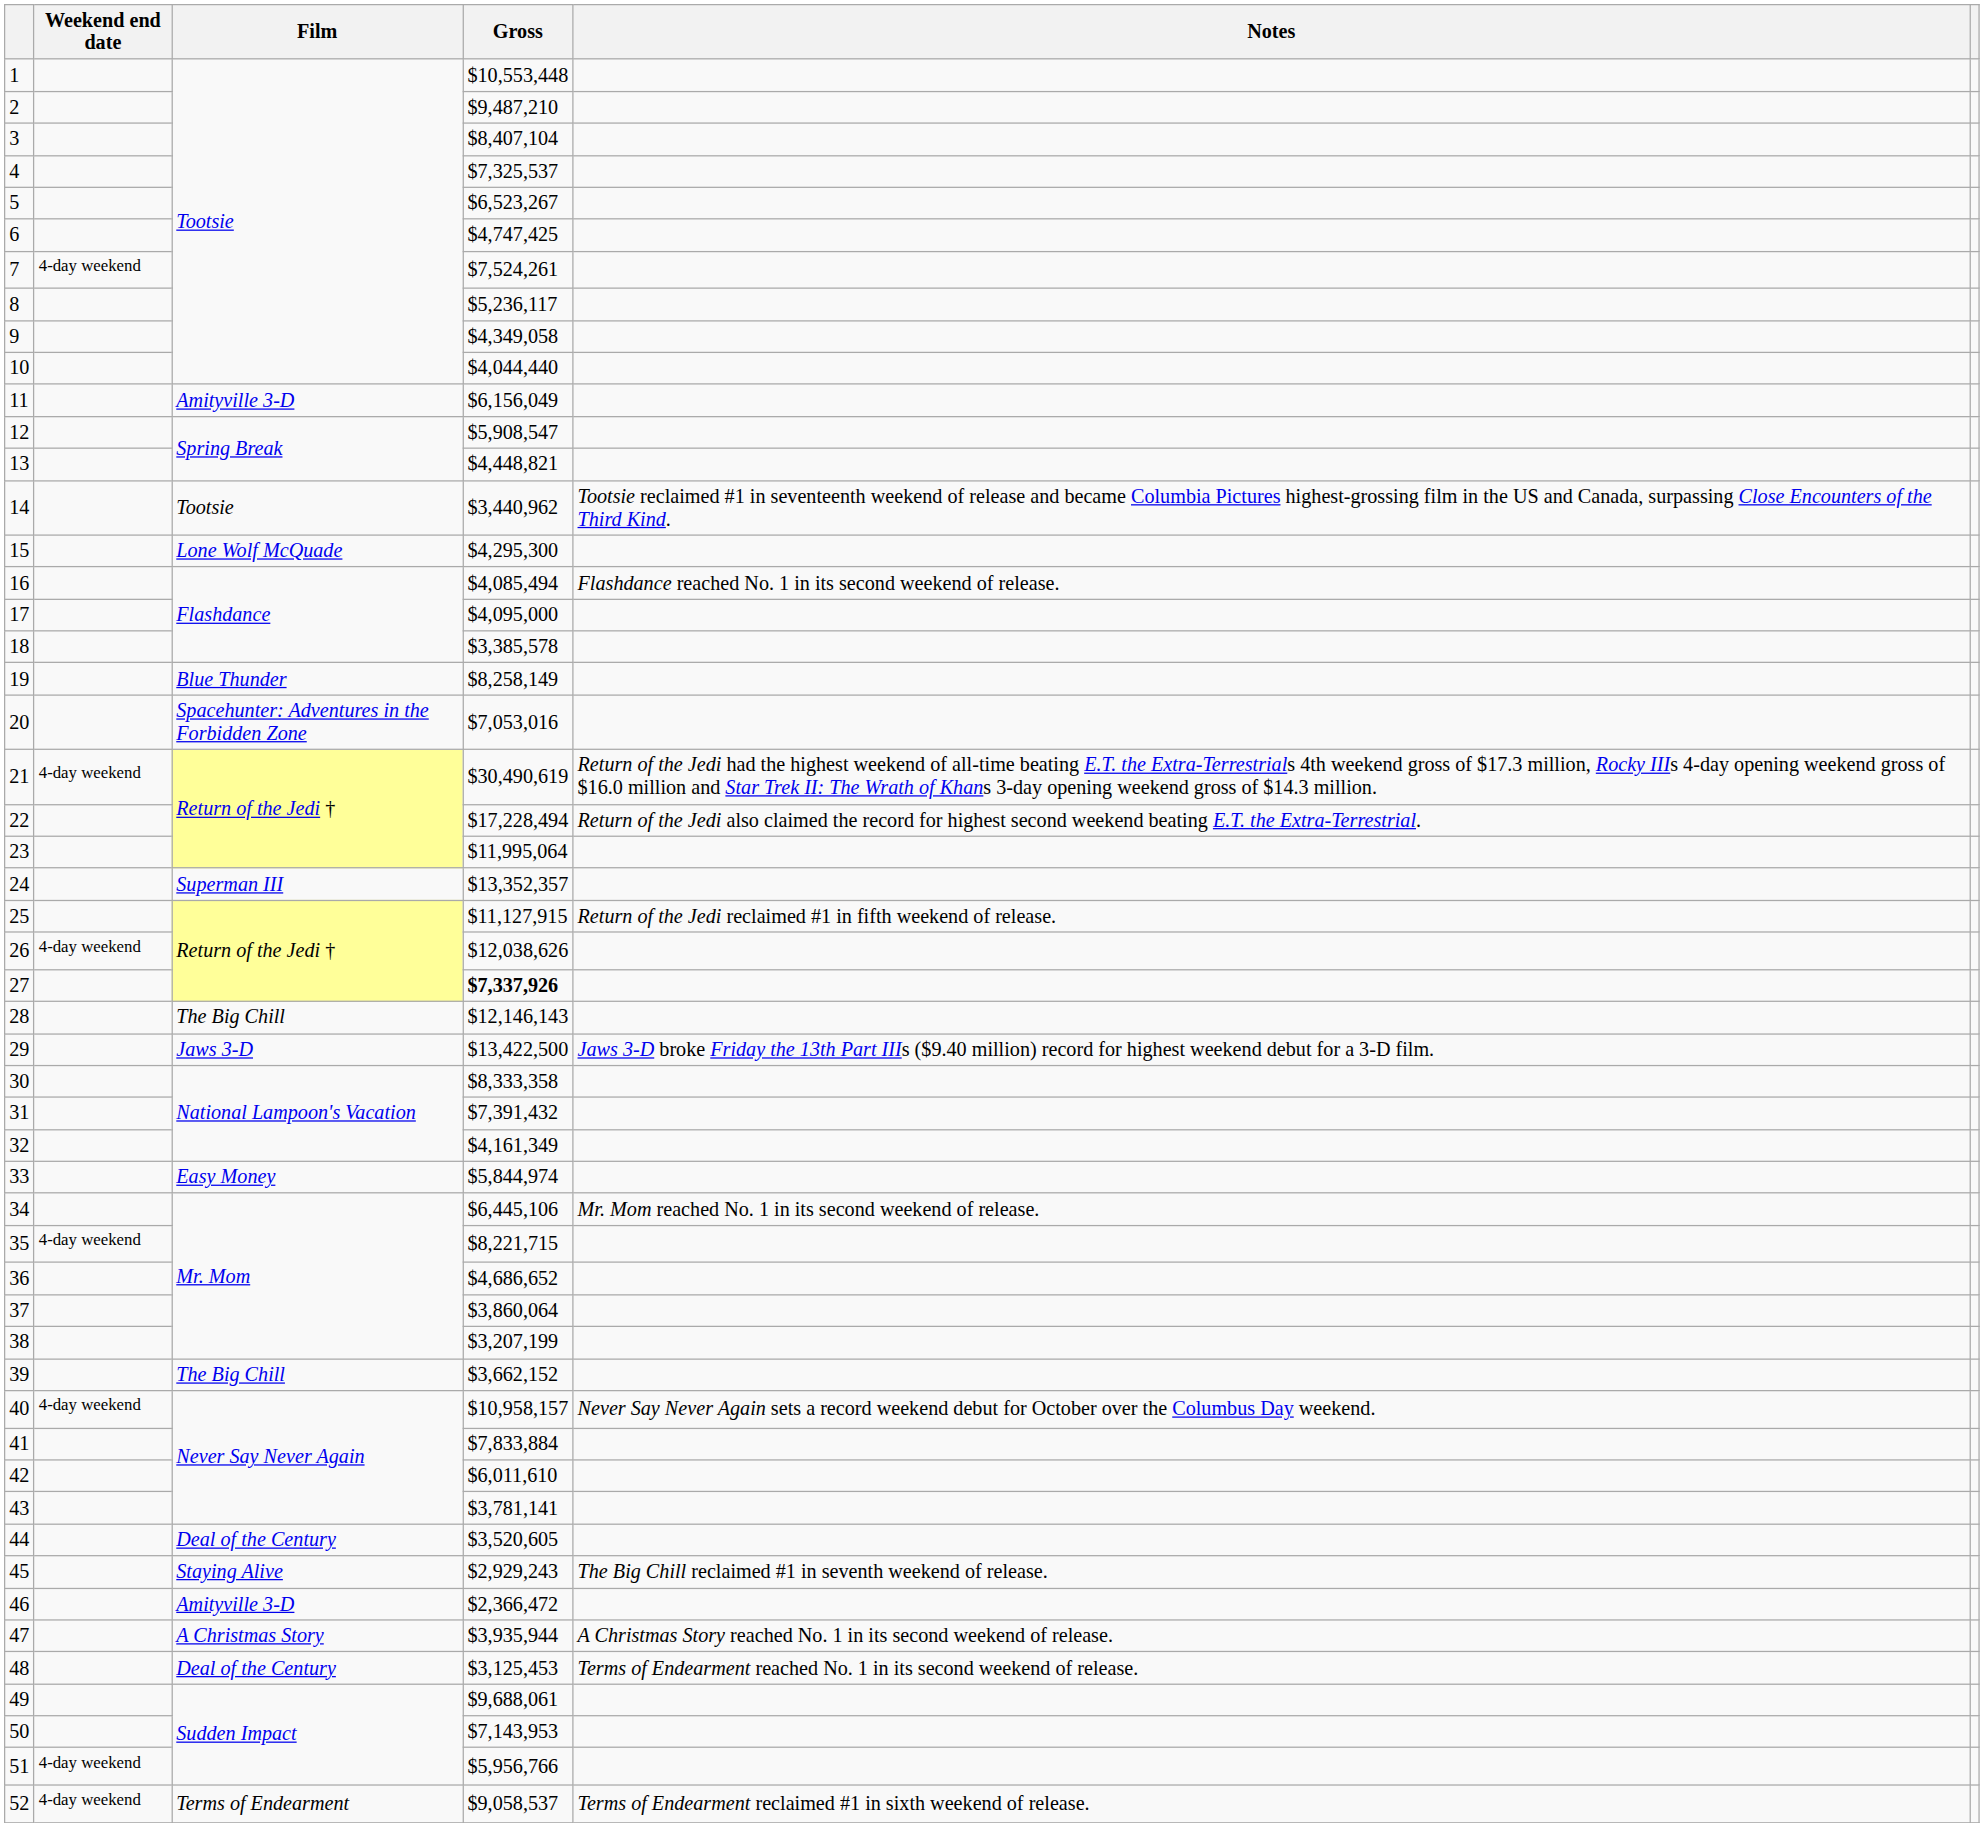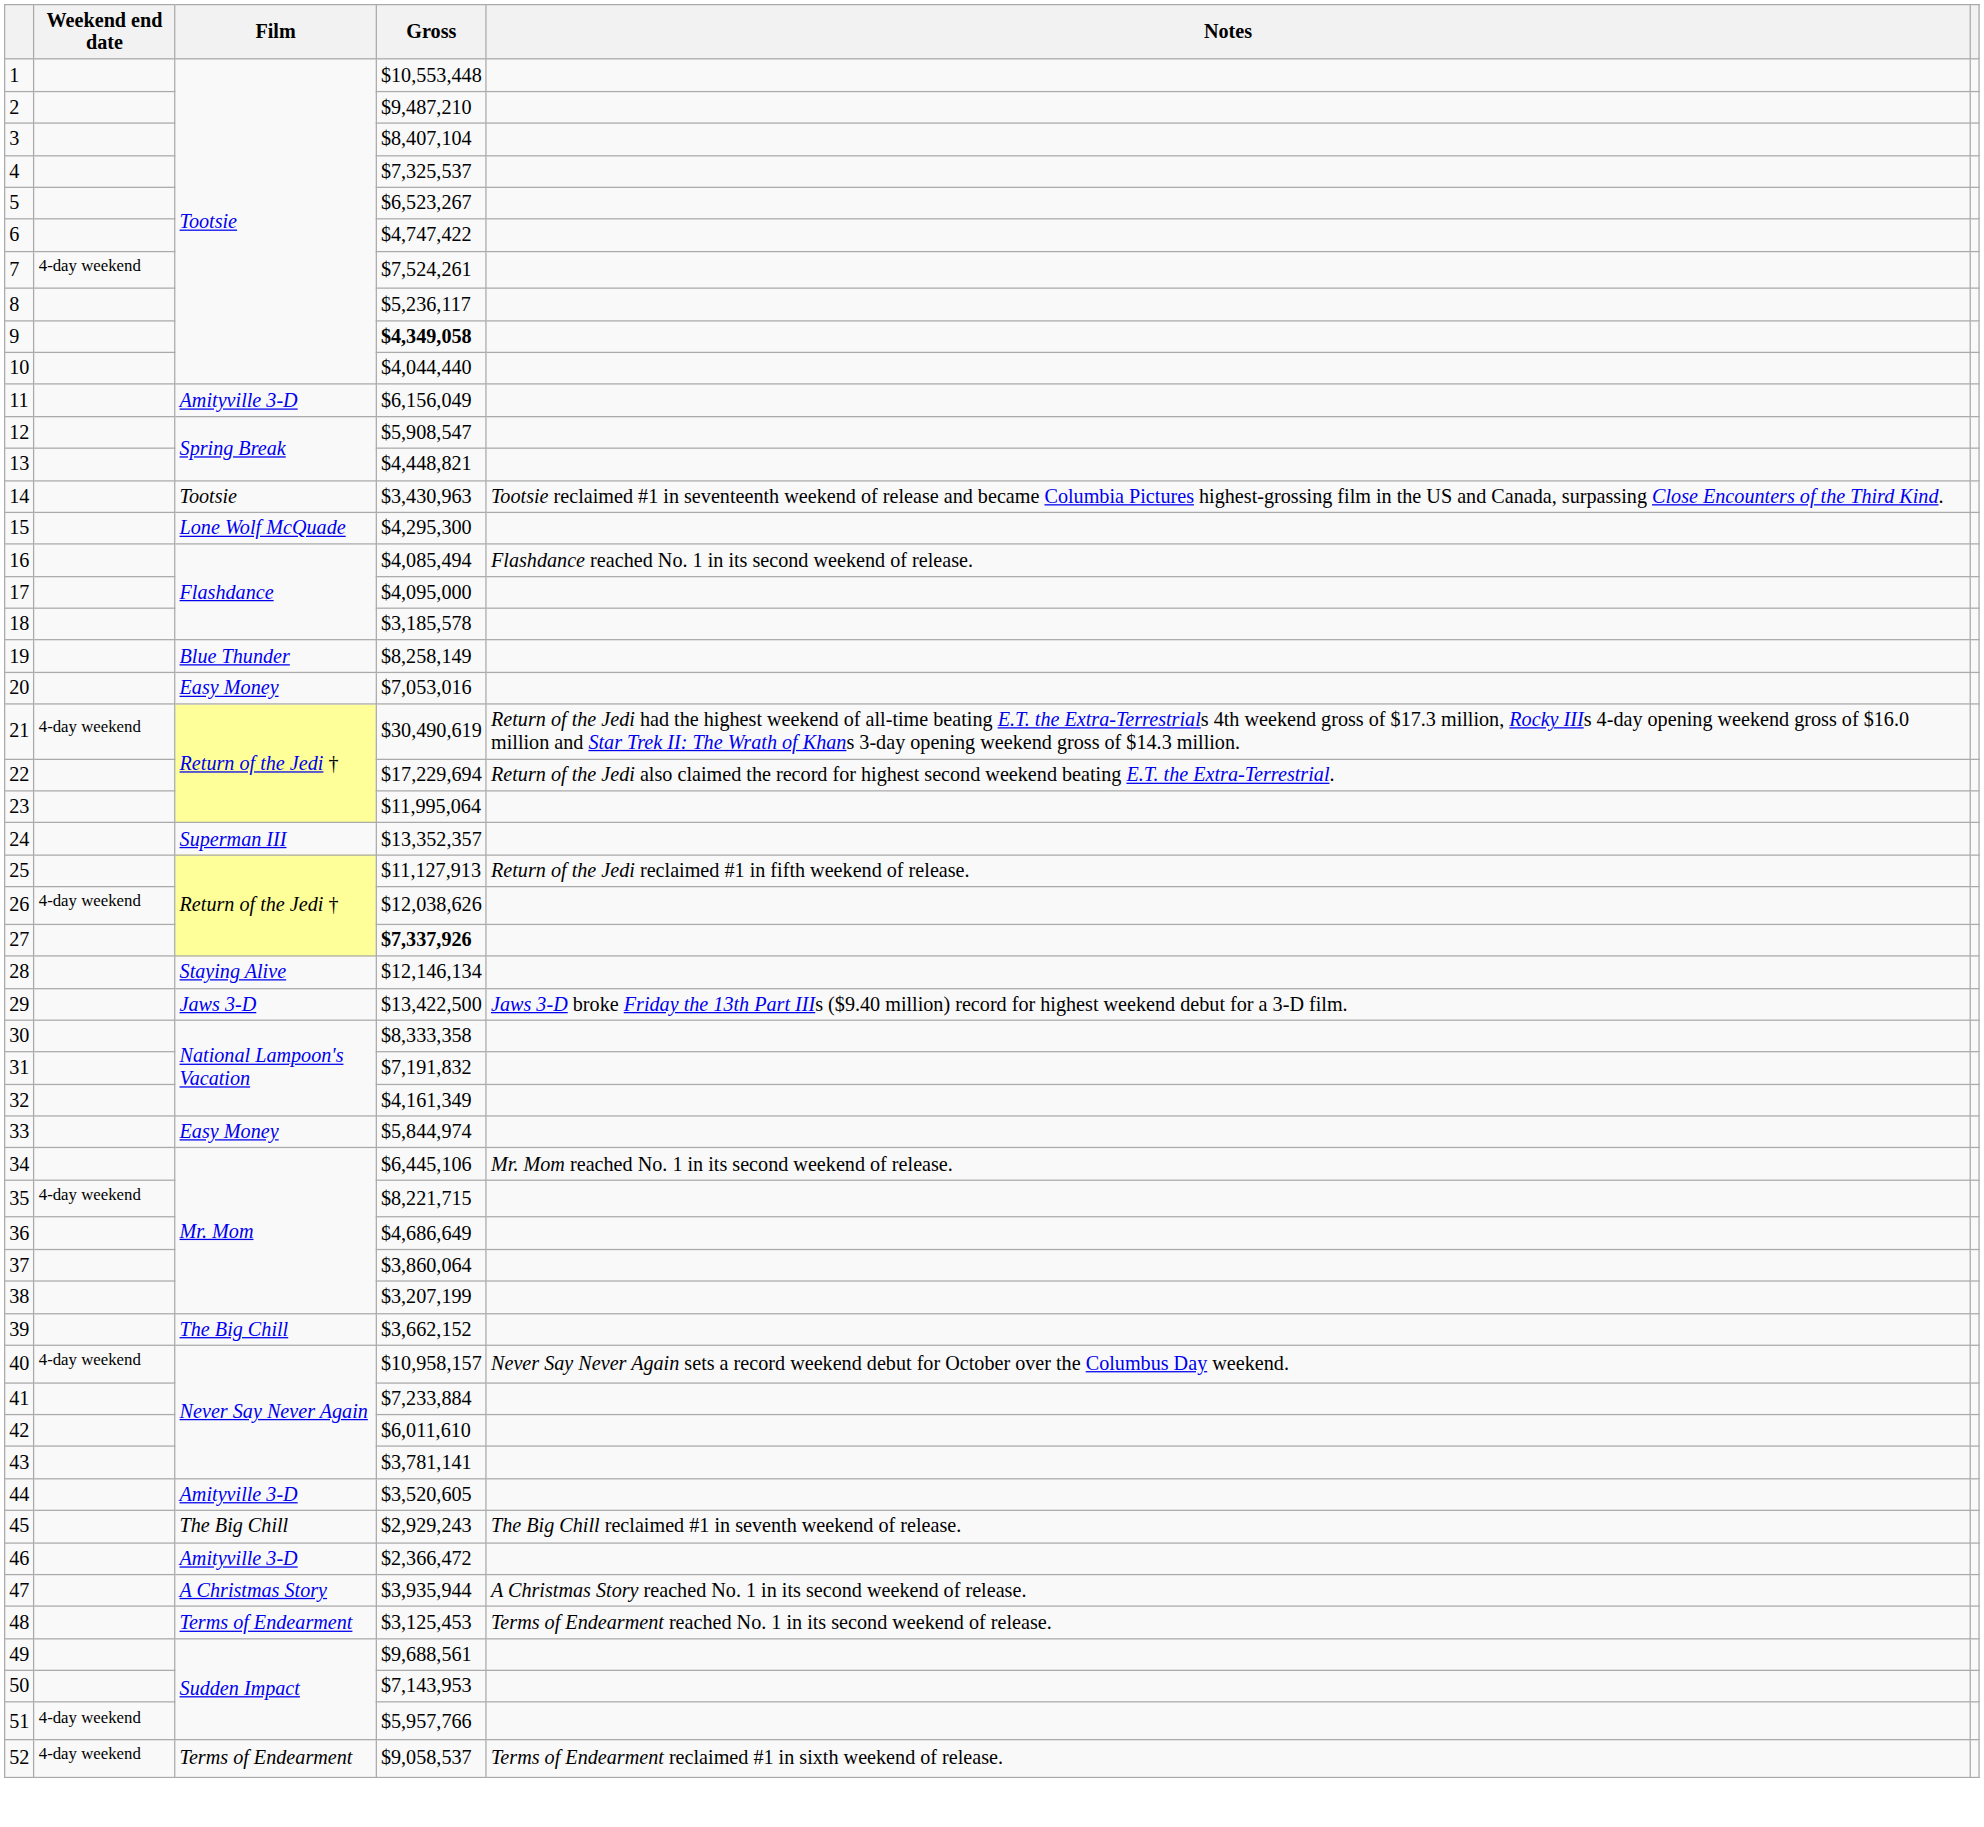(513, 235) $4,747,425 -> (426, 235) $4,747,422
(513, 336) normal -> (426, 336) bold
(513, 507) $3,440,962 -> (426, 496) $3,430,963
(513, 646) $3,385,578 -> (426, 624) $3,185,578
(303, 722) Spacehunter: Adventures in the Forbidden Zone -> (229, 688) Easy Money
(518, 820) $17,228,494 -> (431, 774) $17,229,694
(517, 915) $11,127,915 -> (431, 870) $11,127,913
(231, 1017) The Big Chill -> (233, 971) Staying Alive
(518, 1017) $12,146,143 -> (431, 971) $12,146,134
(513, 1113) $7,391,432 -> (426, 1067) $7,191,832
(513, 1278) $4,686,652 -> (426, 1233) $4,686,649
(513, 1443) $7,833,884 -> (426, 1398) $7,233,884
(256, 1539) Deal of the Century -> (239, 1494) Amityville 3-D
(230, 1571) Staying Alive -> (234, 1526) The Big Chill
(256, 1667) Deal of the Century -> (266, 1622) Terms of Endearment
(513, 1699) $9,688,061 -> (426, 1654) $9,688,561
(513, 1766) $5,956,766 -> (426, 1720) $5,957,766
